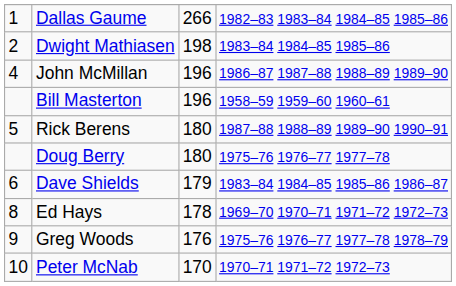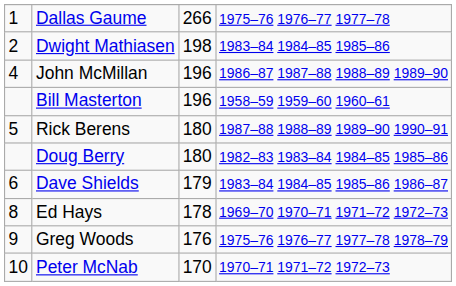(334, 18) 1982–83 1983–84 1984–85 1985–86 -> (304, 18) 1975–76 1976–77 1977–78
(304, 157) 1975–76 1976–77 1977–78 -> (334, 157) 1982–83 1983–84 1984–85 1985–86
